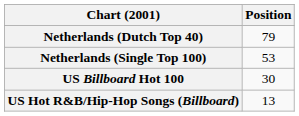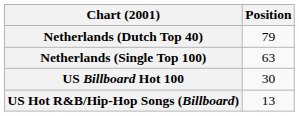(268, 57) 53 -> (268, 57) 63
